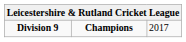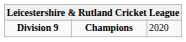(159, 28) 2017 -> (159, 28) 2020
